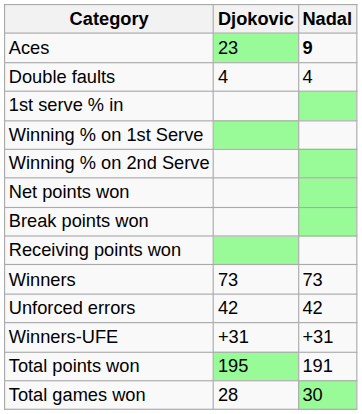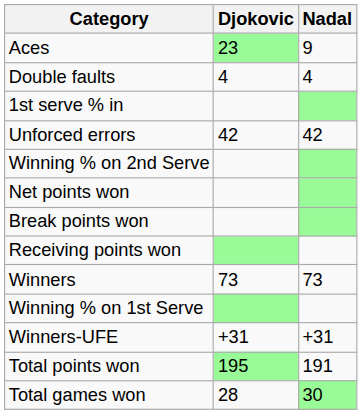(307, 47) bold -> (307, 47) normal
rows swapped: (106, 134) <-> (72, 308)
